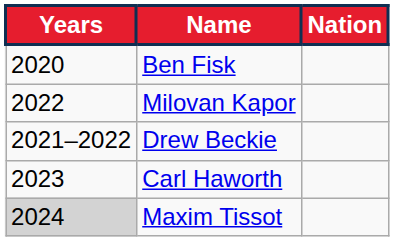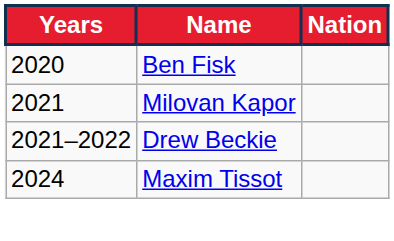(38, 102) 2022 -> (38, 102) 2021
- row: (212, 178)
(38, 216) lightgrey background -> (38, 178) no background
